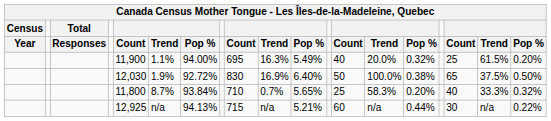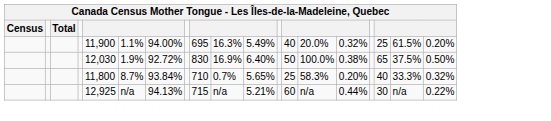- row: (25, 44)
